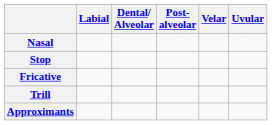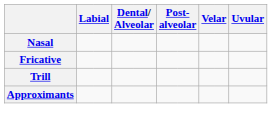- row: (40, 59)
